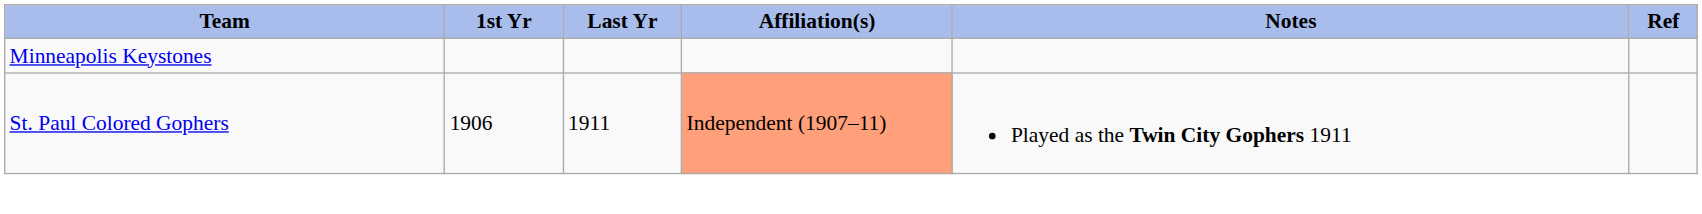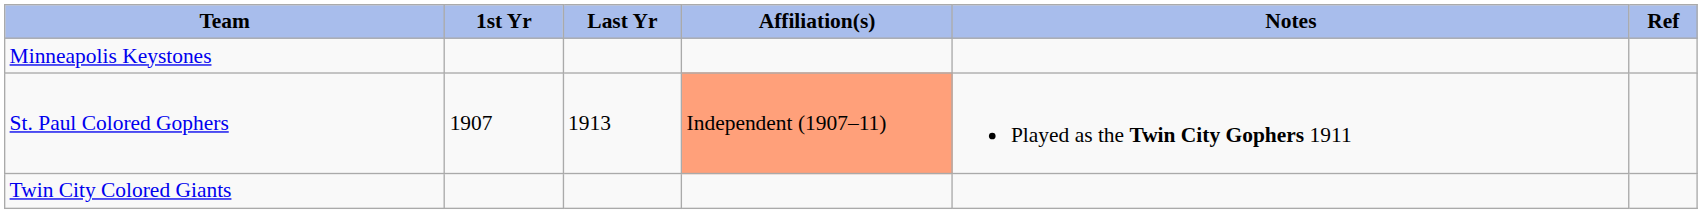(471, 123) 1906 -> (471, 123) 1907
(589, 123) 1911 -> (590, 123) 1913
+ row: (121, 190)
